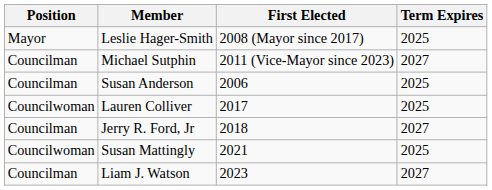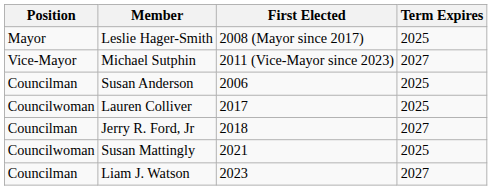(43, 60) Councilman -> (42, 60) Vice-Mayor
